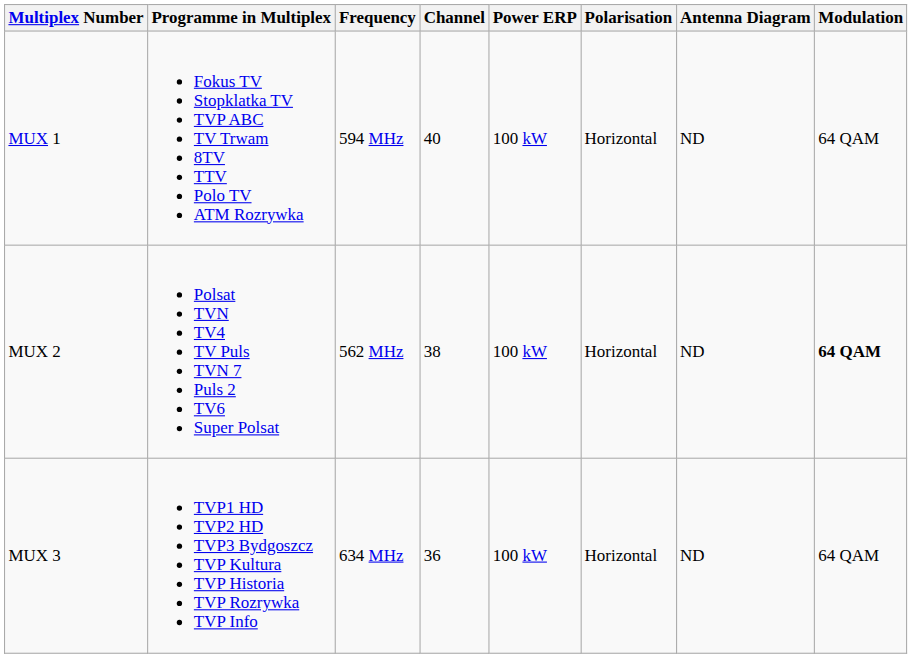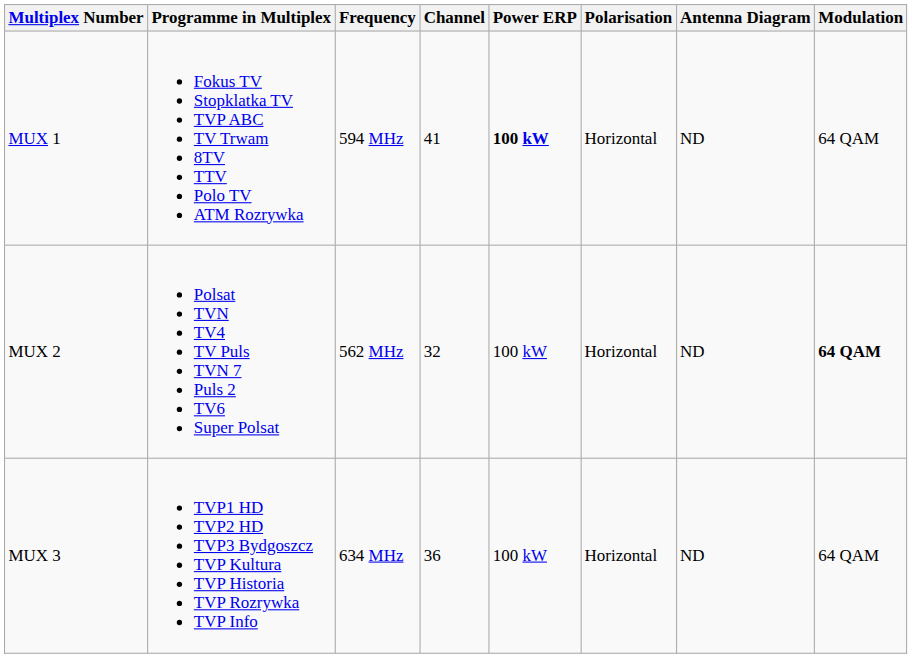(432, 138) 40 -> (432, 138) 41
(520, 138) normal -> (521, 138) bold
(432, 351) 38 -> (432, 351) 32
